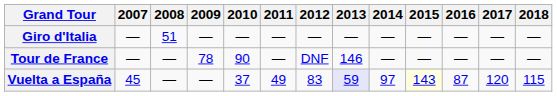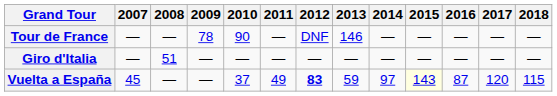rows swapped: (59, 36) <-> (59, 58)
(315, 79) normal -> (315, 79) bold
(351, 79) lavender background -> (351, 79) no background
